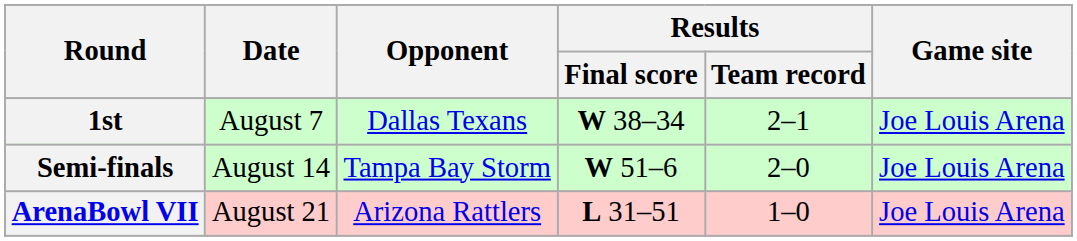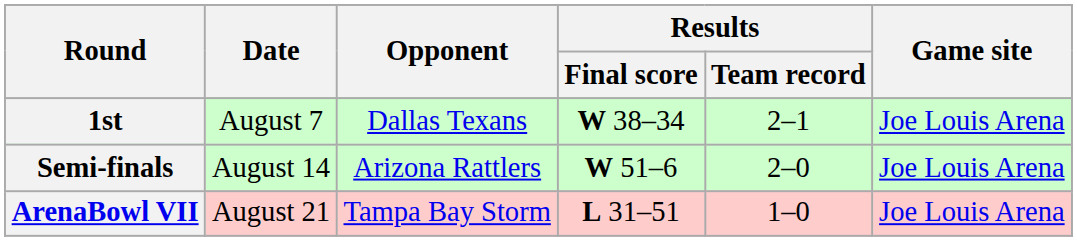(447, 166) Tampa Bay Storm -> (447, 166) Arizona Rattlers
(447, 212) Arizona Rattlers -> (447, 212) Tampa Bay Storm
